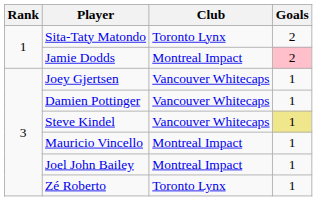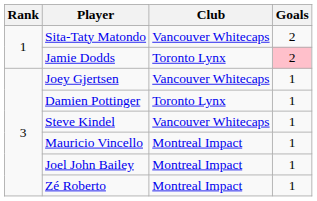(189, 36) Toronto Lynx -> (211, 36) Vancouver Whitecaps
(197, 57) Montreal Impact -> (189, 57) Toronto Lynx
(211, 100) Vancouver Whitecaps -> (189, 100) Toronto Lynx
(292, 121) khaki background -> (292, 121) no background
(189, 185) Toronto Lynx -> (197, 185) Montreal Impact
